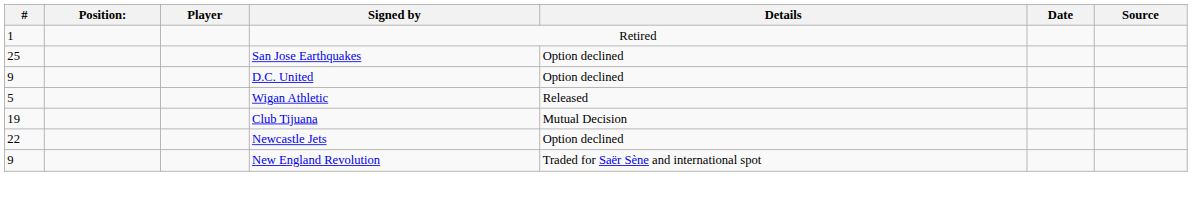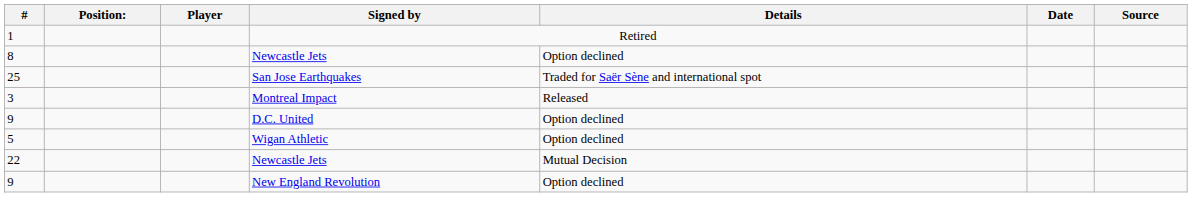+ row: (10, 56)
(583, 56) Option declined -> (652, 77) Traded for Saër Sène and international spot
+ row: (10, 98)
(565, 98) Released -> (583, 139) Option declined
- row: (14, 119)
(583, 139) Option declined -> (585, 160) Mutual Decision
(652, 160) Traded for Saër Sène and international spot -> (583, 181) Option declined
